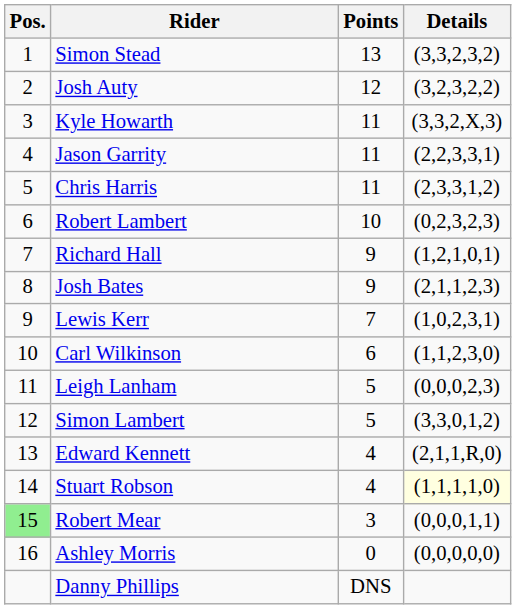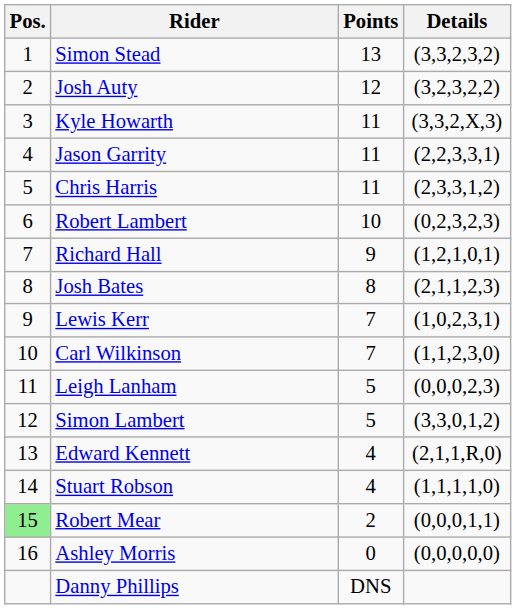(371, 287) 9 -> (371, 287) 8
(371, 353) 6 -> (371, 353) 7
(457, 486) lightyellow background -> (457, 486) no background
(371, 520) 3 -> (371, 520) 2
